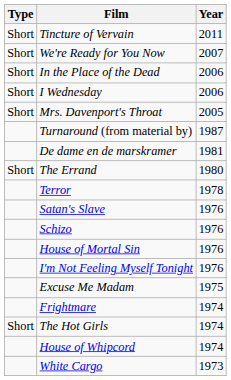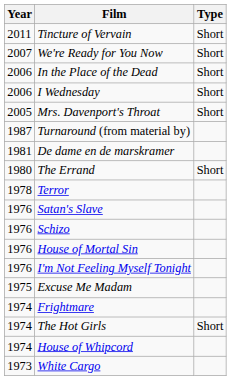columns swapped: (211, 14) <-> (21, 14)
